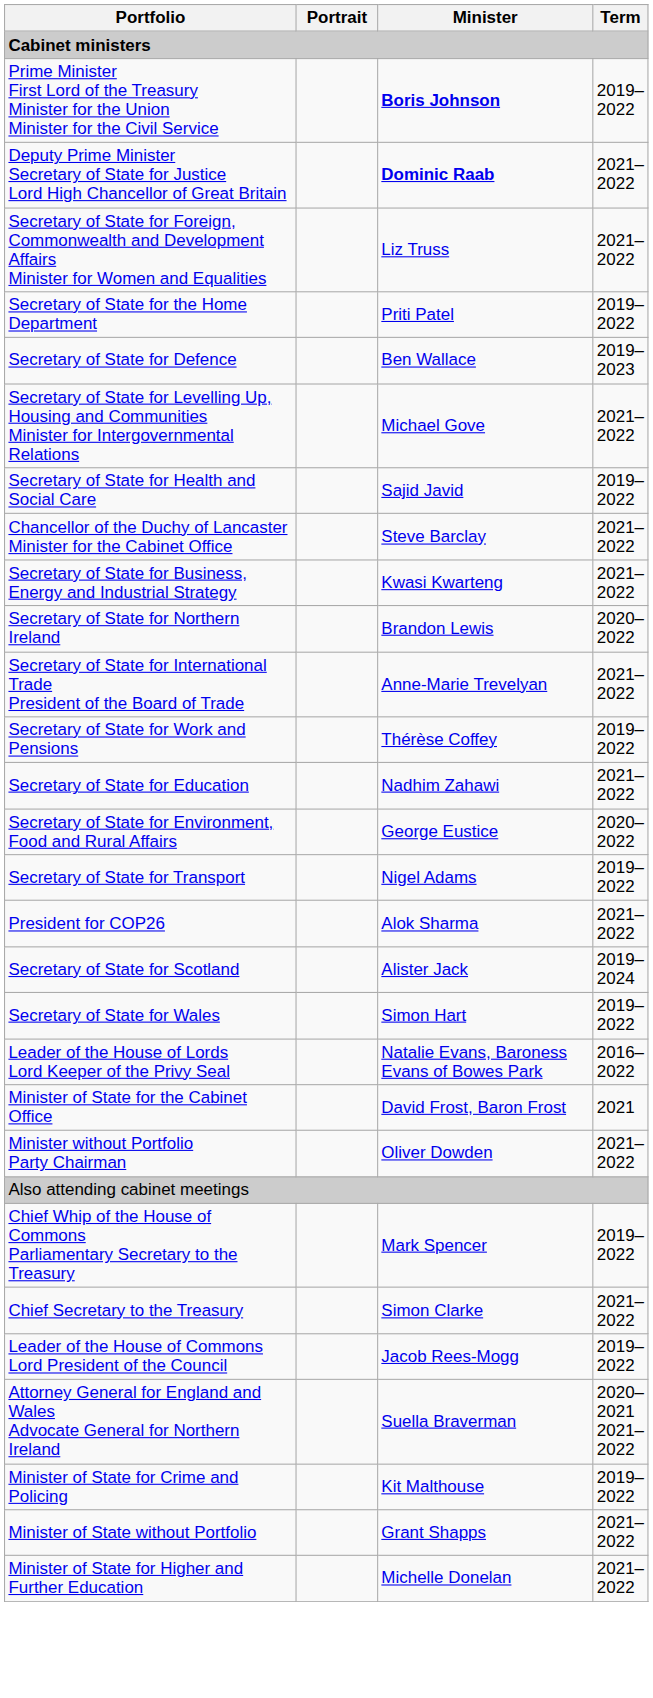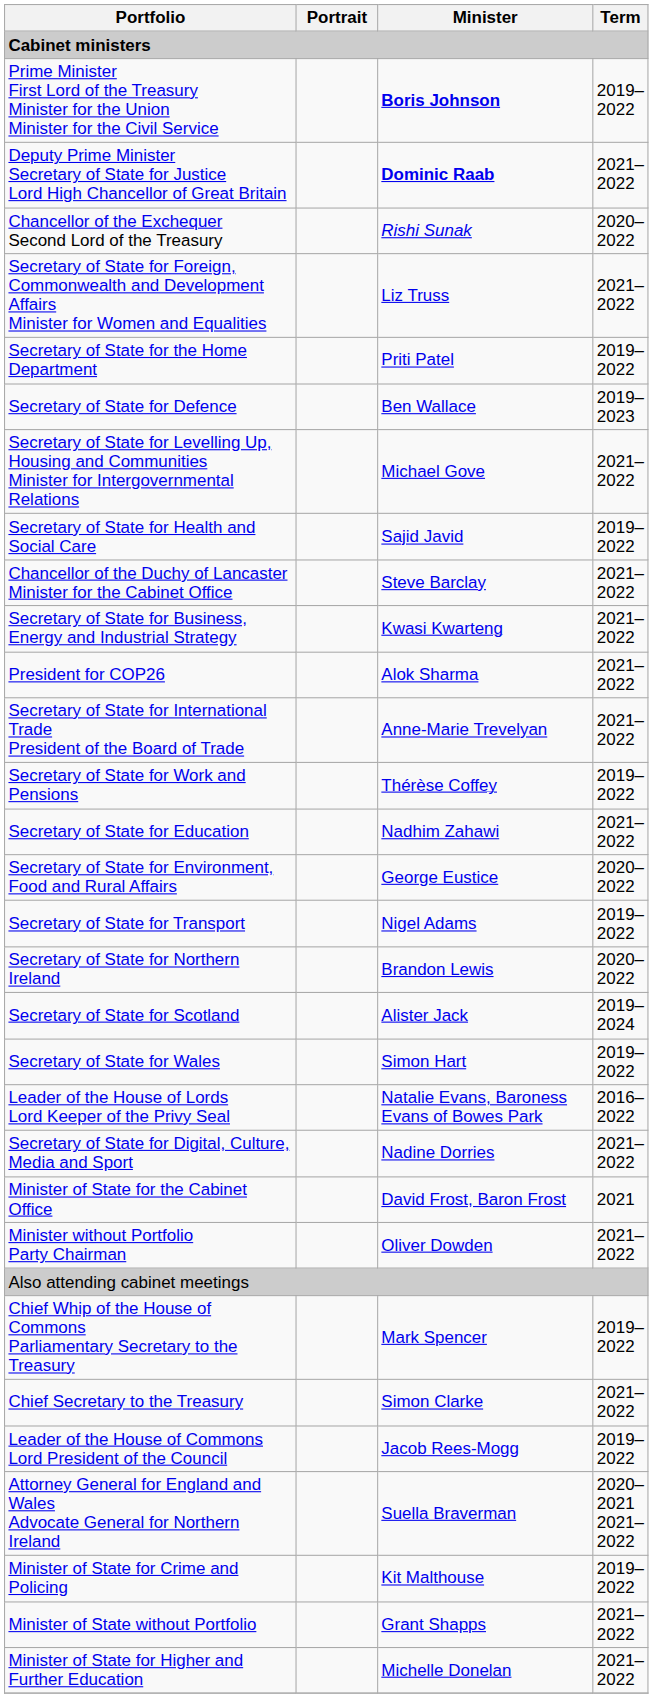+ row: (115, 230)
rows swapped: (87, 923) <-> (124, 628)
+ row: (149, 1153)
